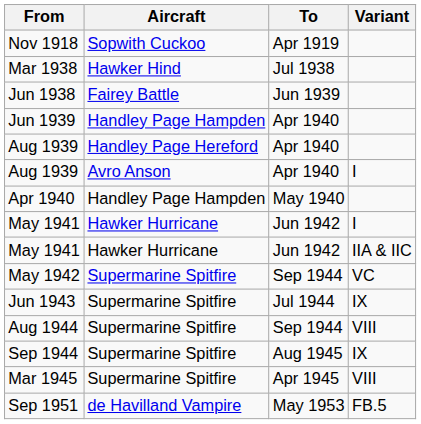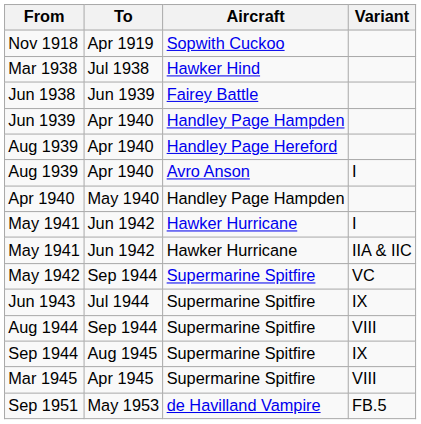columns swapped: (309, 17) <-> (176, 17)
